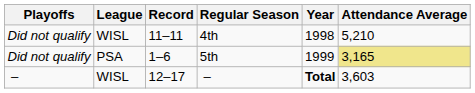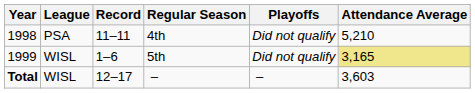columns swapped: (320, 14) <-> (49, 14)
(113, 35) WISL -> (57, 35) PSA
(110, 56) PSA -> (60, 56) WISL
